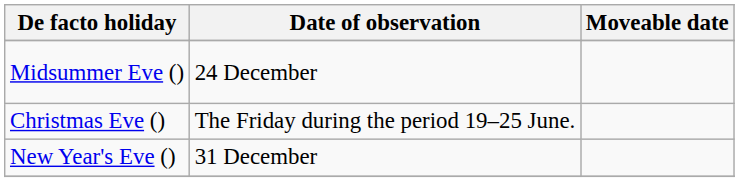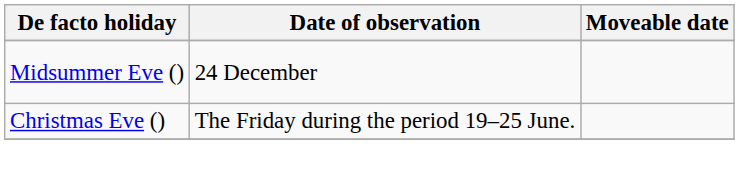- row: (93, 157)
